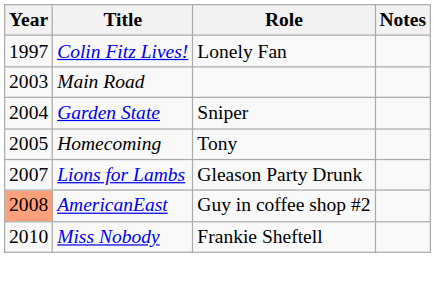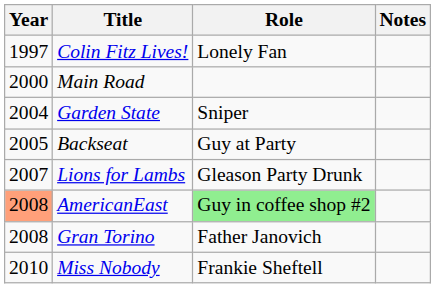(29, 81) 2003 -> (29, 81) 2000
+ row: (92, 143)
- row: (109, 143)
(284, 205) no background -> (284, 205) lightgreen background
+ row: (106, 236)
